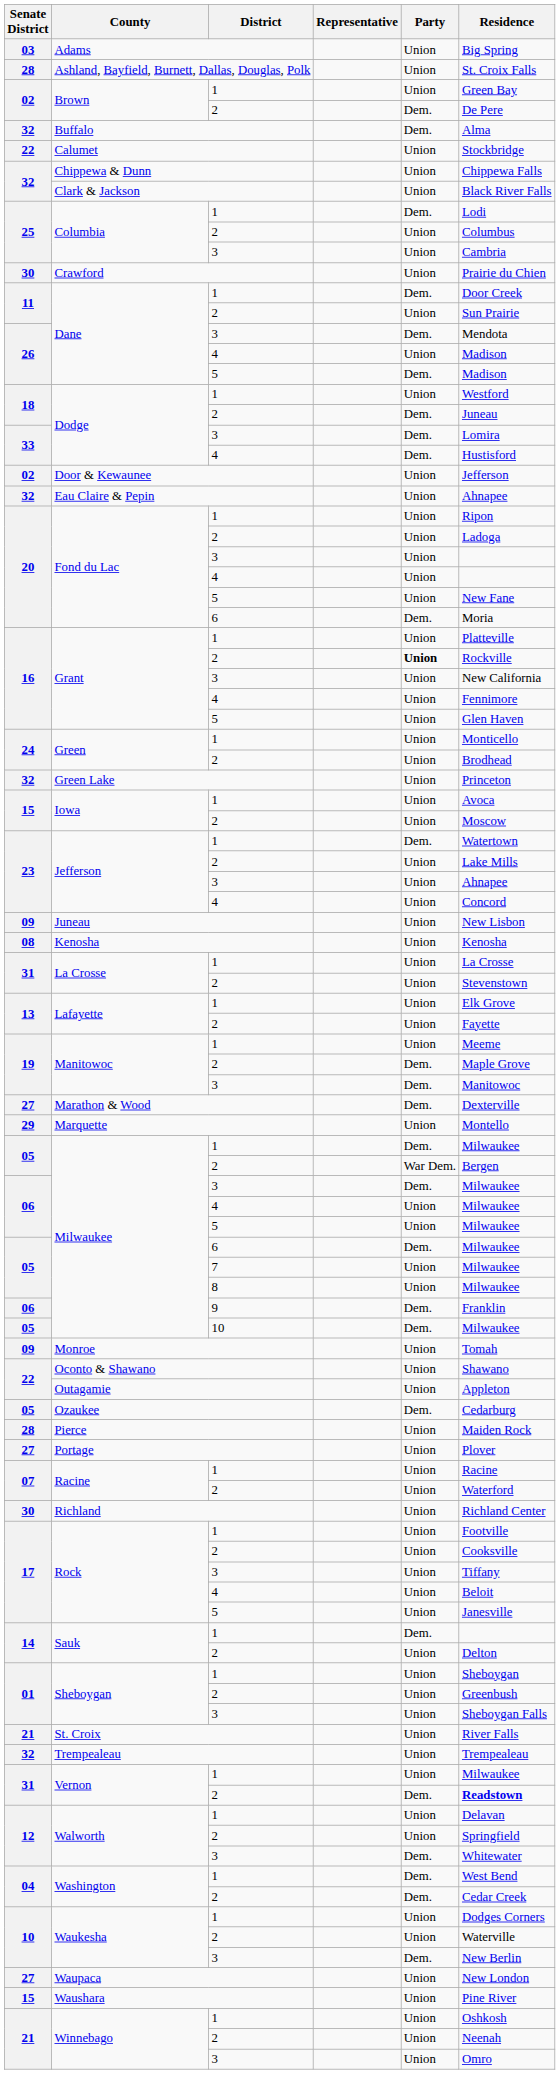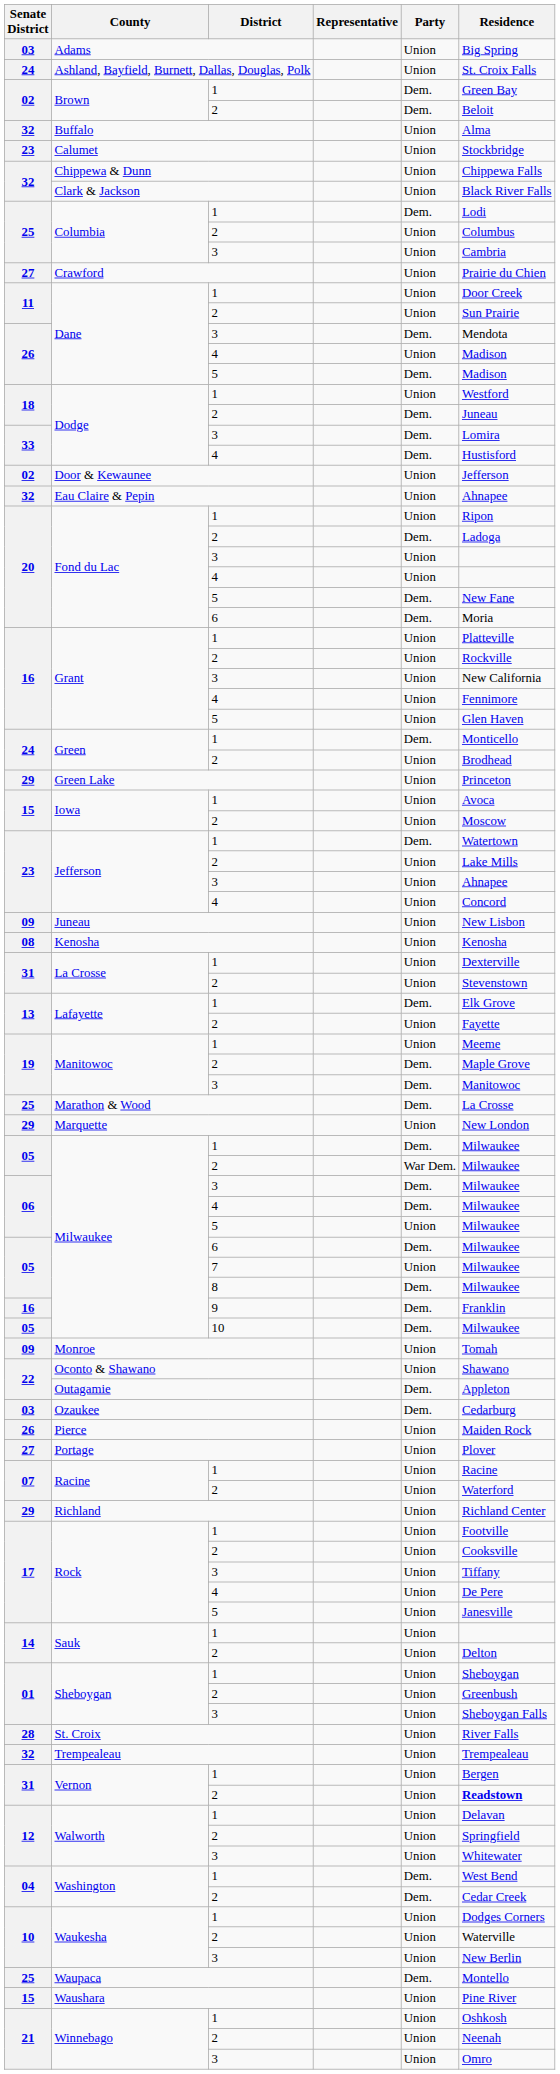(28, 69) 28 -> (28, 69) 24
(420, 89) Union -> (418, 89) Dem.
(482, 110) De Pere -> (478, 110) Beloit
(418, 130) Dem. -> (420, 130) Union
(28, 150) 22 -> (28, 150) 23
(28, 272) 30 -> (28, 272) 27
(418, 292) Dem. -> (420, 292) Union
(420, 536) Union -> (418, 536) Dem.
(420, 597) Union -> (418, 597) Dem.
(420, 658) bold -> (420, 658) normal
(420, 739) Union -> (418, 739) Dem.
(28, 780) 32 -> (28, 780) 29
(488, 962) La Crosse -> (491, 962) Dexterville
(420, 1003) Union -> (418, 1003) Dem.
(28, 1104) 27 -> (28, 1104) 25
(491, 1104) Dexterville -> (488, 1104) La Crosse
(485, 1125) Montello -> (496, 1125) New London
(480, 1165) Bergen -> (491, 1165) Milwaukee
(420, 1206) Union -> (418, 1206) Dem.
(420, 1287) Union -> (418, 1287) Dem.
(28, 1307) 06 -> (28, 1307) 16
(420, 1389) Union -> (418, 1389) Dem.
(28, 1409) 05 -> (28, 1409) 03
(28, 1429) 28 -> (28, 1429) 26
(28, 1510) 30 -> (28, 1510) 29
(478, 1592) Beloit -> (482, 1592) De Pere
(418, 1632) Dem. -> (420, 1632) Union
(28, 1734) 21 -> (28, 1734) 28
(491, 1774) Milwaukee -> (480, 1774) Bergen
(418, 1795) Dem. -> (420, 1795) Union
(418, 1856) Dem. -> (420, 1856) Union
(418, 1957) Dem. -> (420, 1957) Union
(28, 1977) 27 -> (28, 1977) 25
(420, 1977) Union -> (418, 1977) Dem.
(496, 1977) New London -> (485, 1977) Montello
